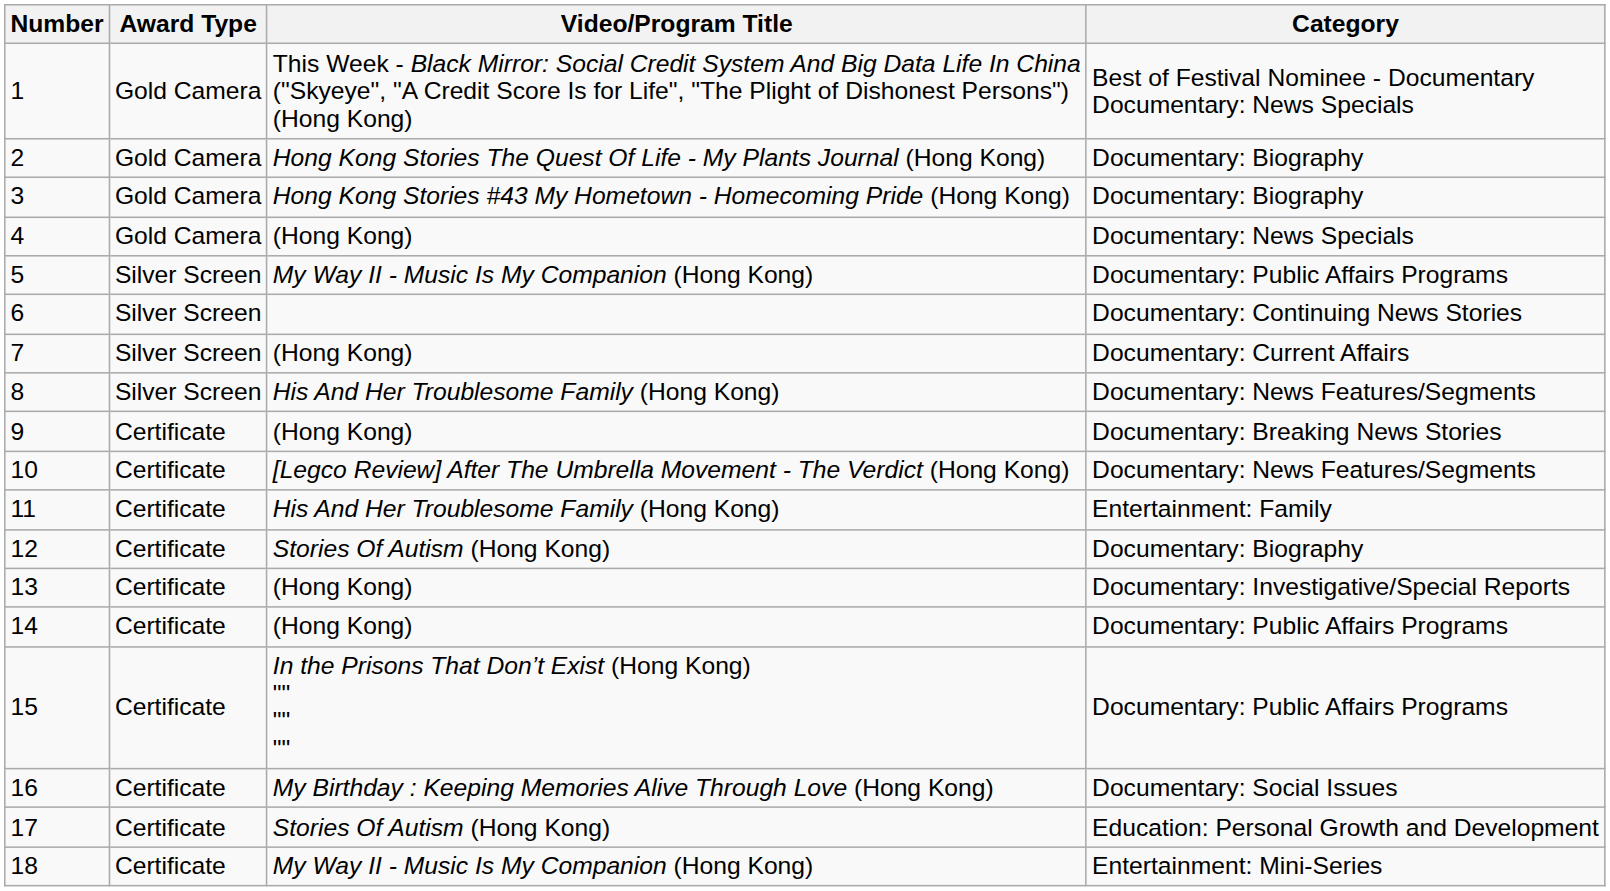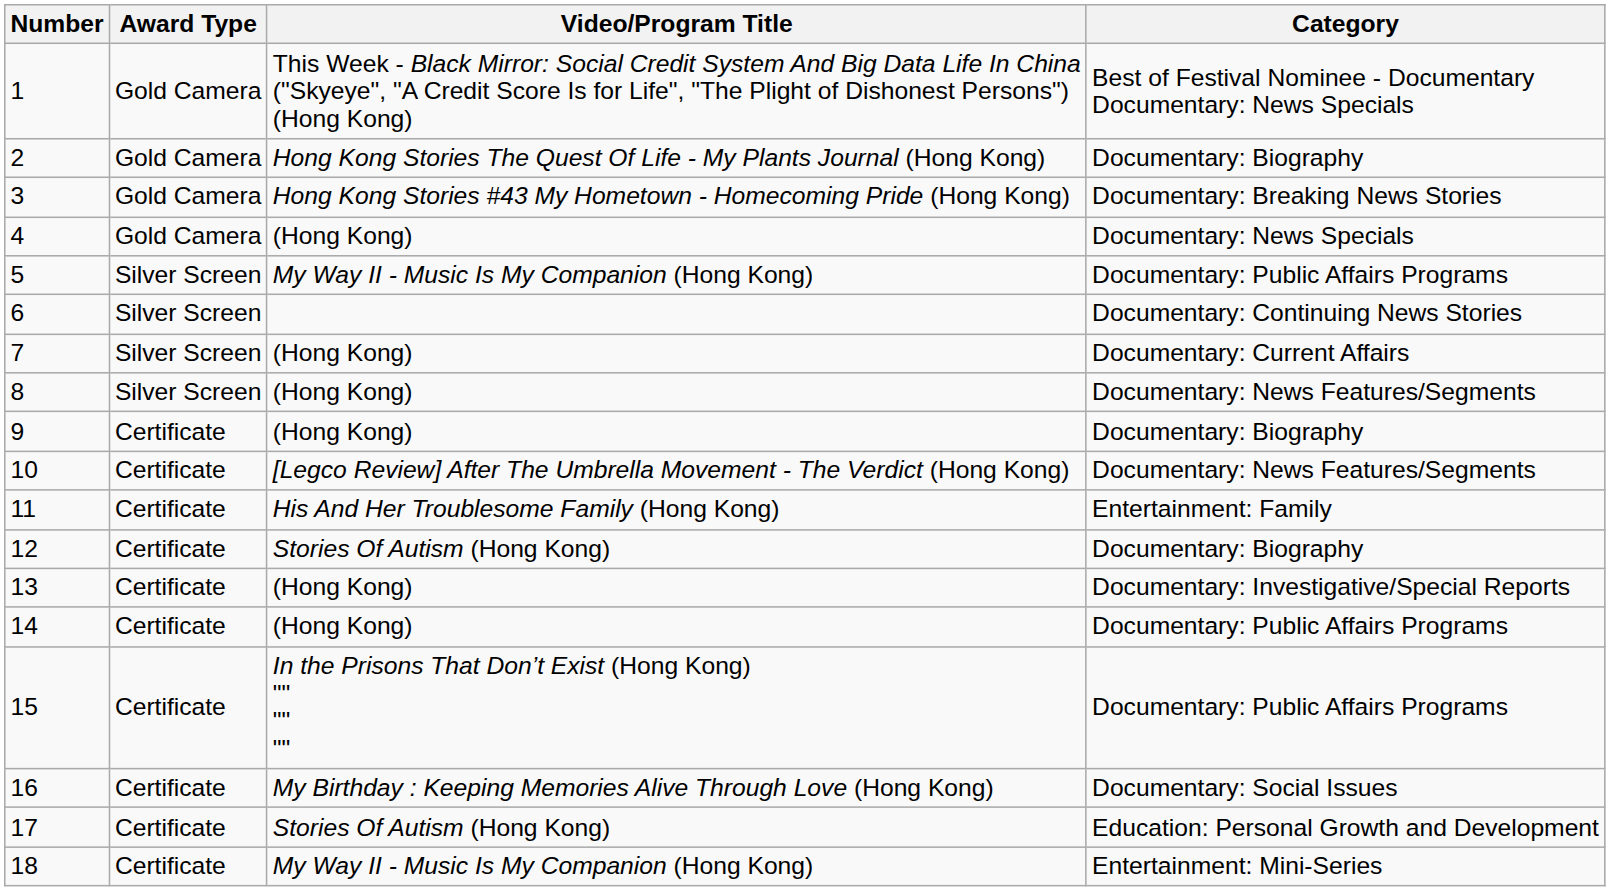(1228, 196) Documentary: Biography -> (1297, 196) Documentary: Breaking News Stories
(526, 392) His And Her Troublesome Family (Hong Kong) -> (343, 392) (Hong Kong)
(1297, 431) Documentary: Breaking News Stories -> (1228, 431) Documentary: Biography
